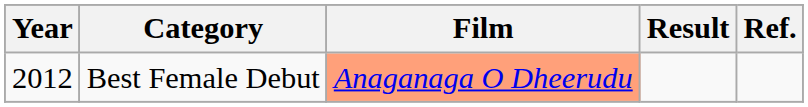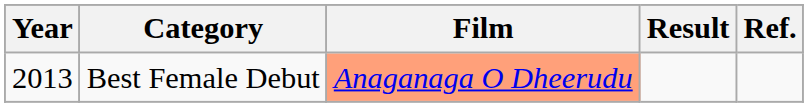(42, 76) 2012 -> (42, 76) 2013
